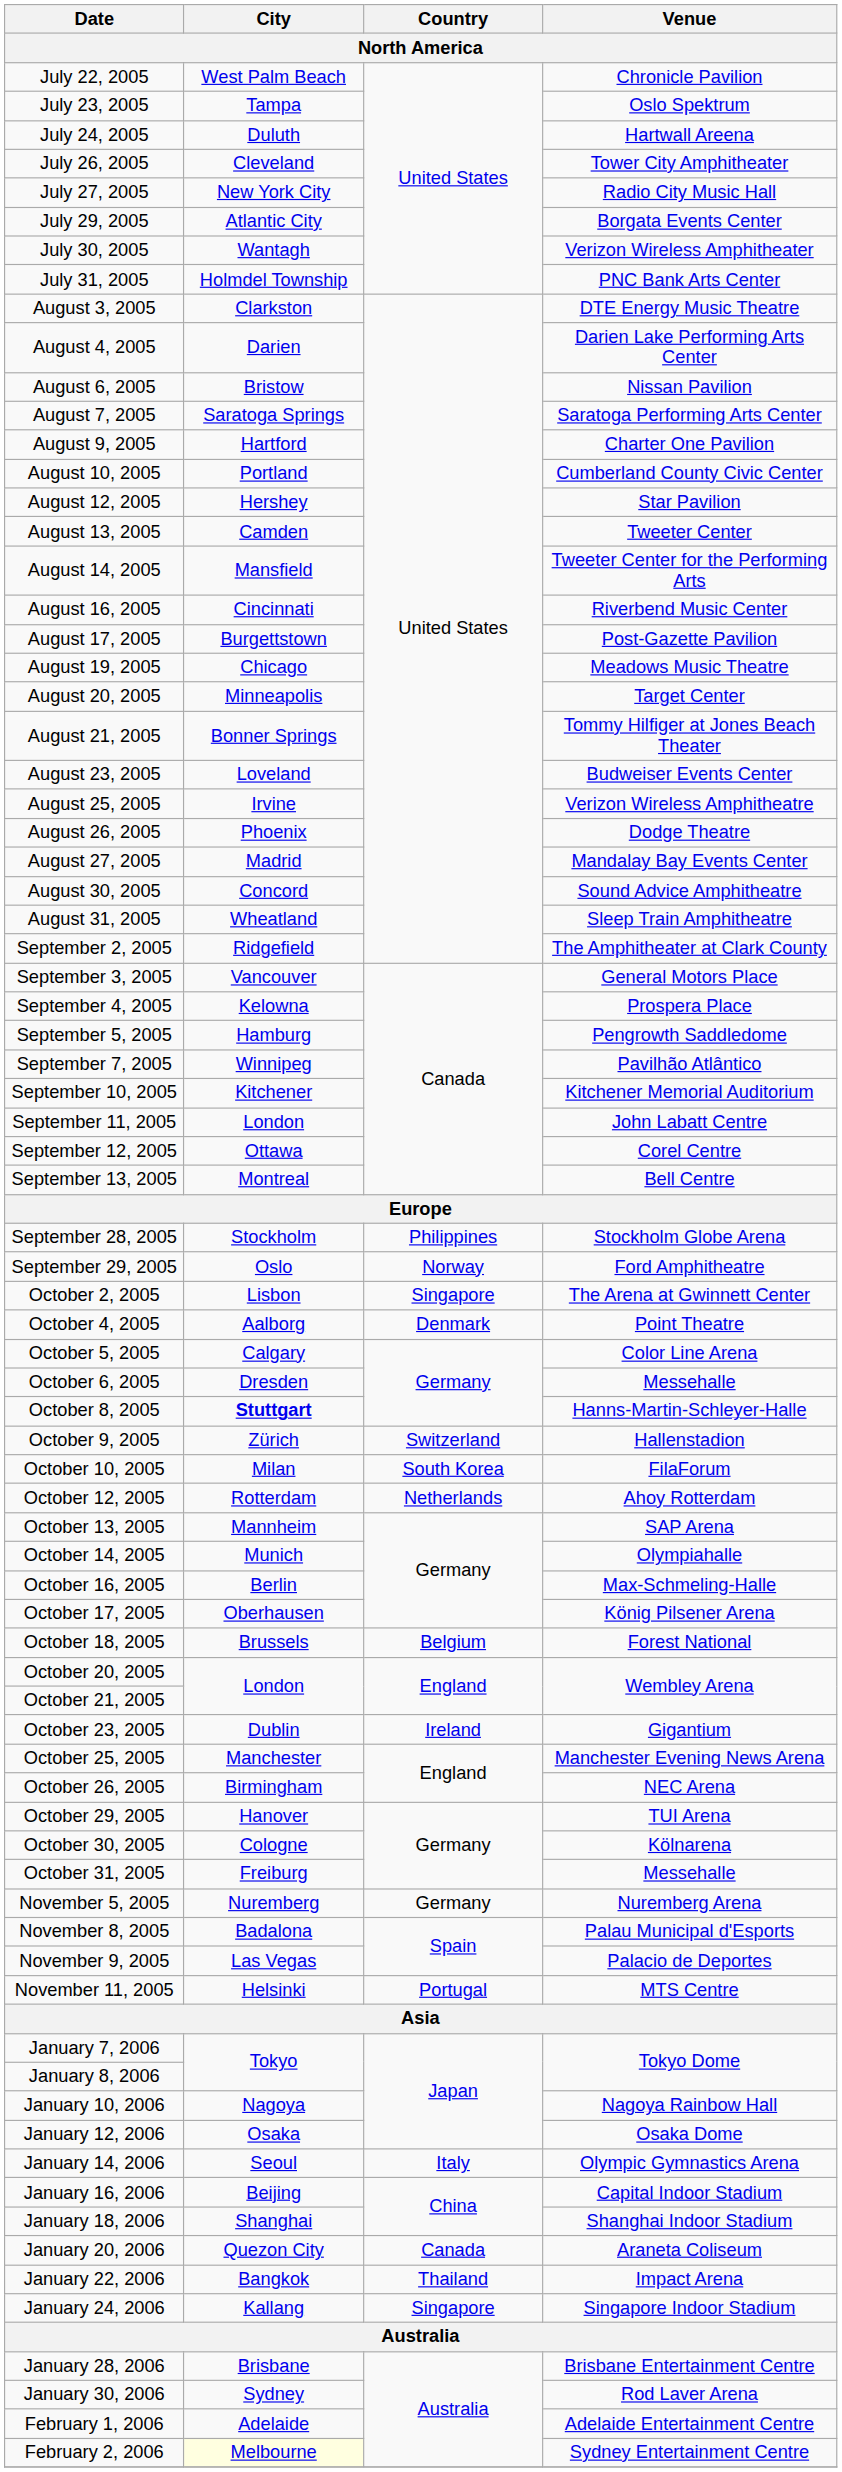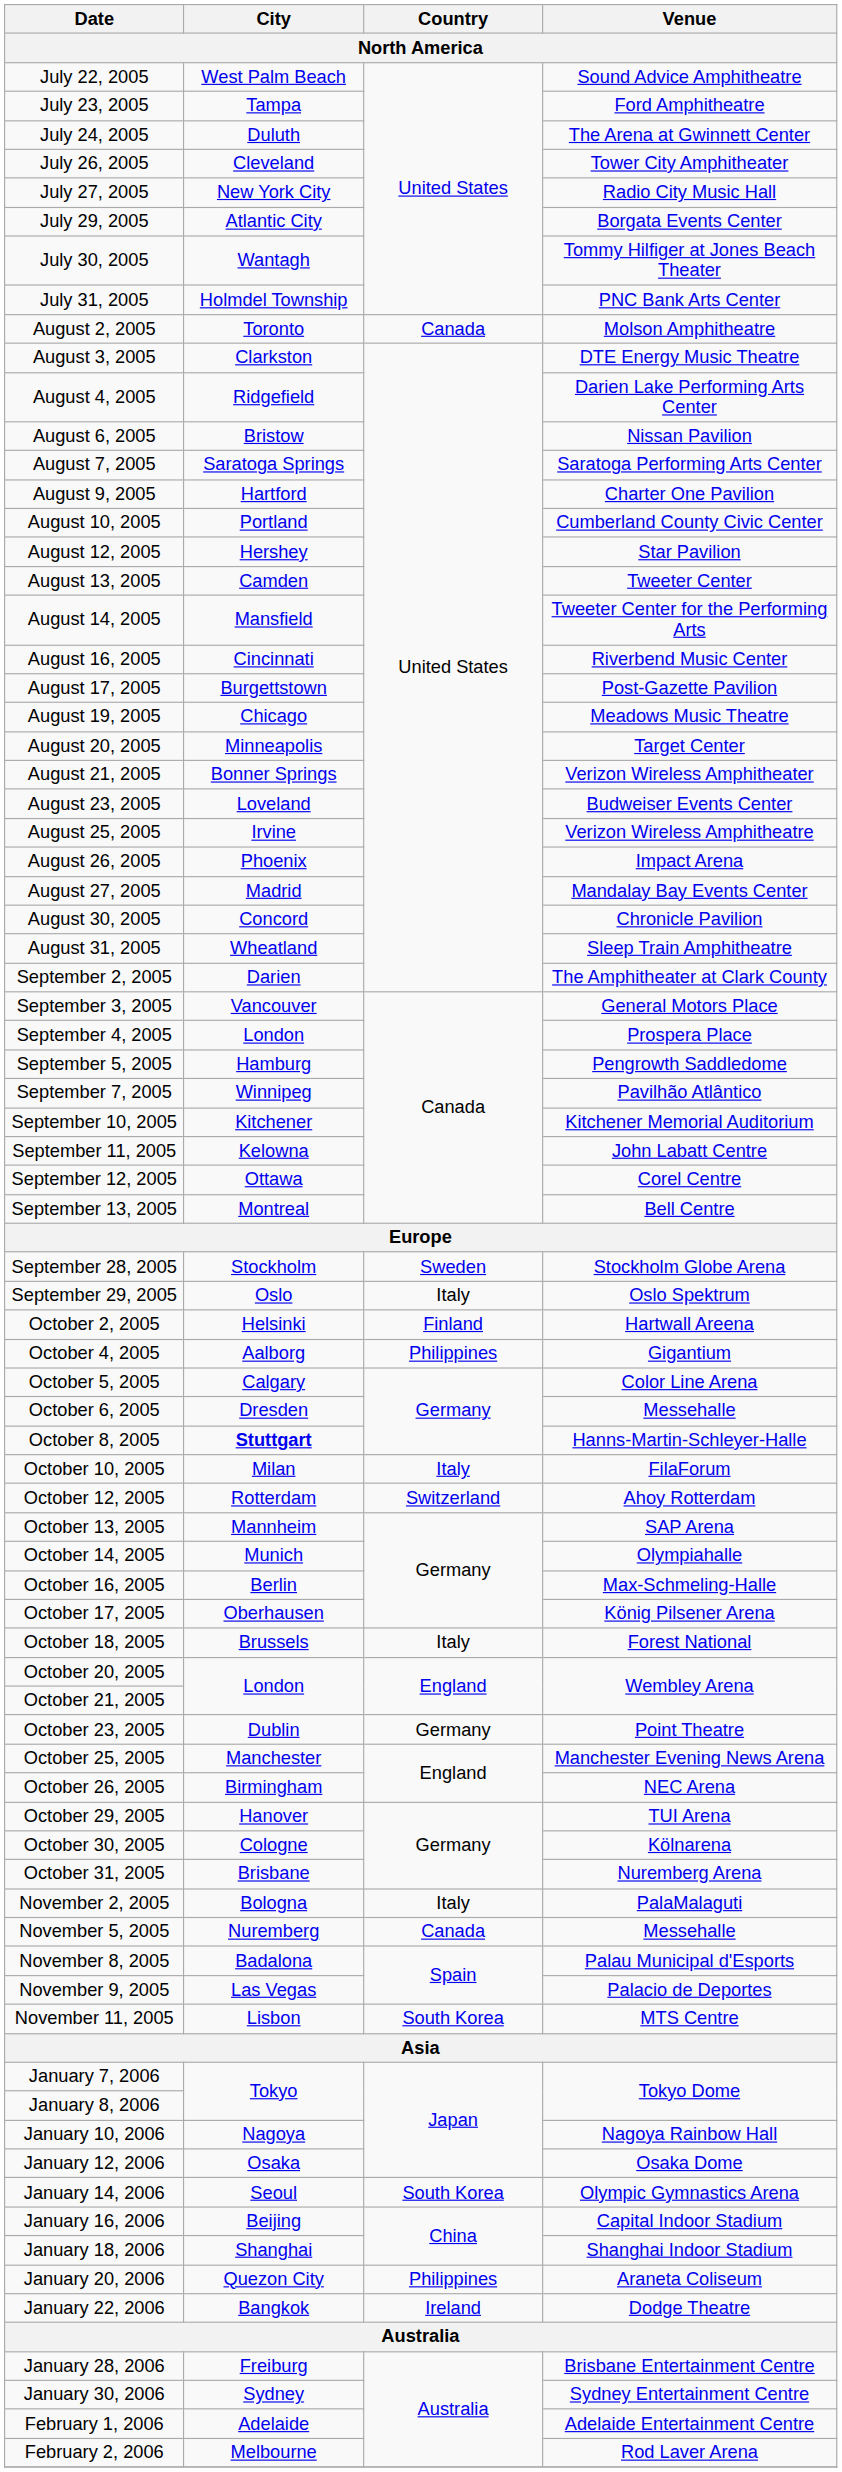(689, 76) Chronicle Pavilion -> (689, 76) Sound Advice Amphitheatre
(689, 105) Oslo Spektrum -> (689, 105) Ford Amphitheatre
(689, 134) Hartwall Areena -> (689, 134) The Arena at Gwinnett Center
(689, 250) Verizon Wireless Amphitheater -> (689, 260) Tommy Hilfiger at Jones Beach Theater
+ row: (94, 328)
(274, 347) Darien -> (274, 396) Ridgefield
(689, 735) Tommy Hilfiger at Jones Beach Theater -> (689, 774) Verizon Wireless Amphitheater
(689, 832) Dodge Theatre -> (689, 861) Impact Arena
(689, 890) Sound Advice Amphitheatre -> (689, 919) Chronicle Pavilion
(274, 948) Ridgefield -> (274, 977) Darien
(274, 1006) Kelowna -> (274, 1035) London
(274, 1121) London -> (274, 1150) Kelowna
(453, 1237) Philippines -> (453, 1266) Sweden
(453, 1266) Norway -> (453, 1295) Italy
(689, 1266) Ford Amphitheatre -> (689, 1295) Oslo Spektrum
(274, 1295) Lisbon -> (274, 1324) Helsinki
(453, 1295) Singapore -> (453, 1324) Finland
(689, 1295) The Arena at Gwinnett Center -> (689, 1324) Hartwall Areena
(453, 1324) Denmark -> (453, 1353) Philippines
(689, 1324) Point Theatre -> (689, 1353) Gigantium
- row: (94, 1440)
(453, 1469) South Korea -> (453, 1469) Italy
(453, 1497) Netherlands -> (453, 1497) Switzerland
(453, 1642) Belgium -> (453, 1642) Italy
(453, 1729) Ireland -> (453, 1729) Germany
(689, 1729) Gigantium -> (689, 1729) Point Theatre
(274, 1874) Freiburg -> (274, 1874) Brisbane
(689, 1874) Messehalle -> (689, 1874) Nuremberg Arena
+ row: (94, 1902)
(453, 1902) Germany -> (453, 1931) Canada
(689, 1902) Nuremberg Arena -> (689, 1931) Messehalle
(274, 1989) Helsinki -> (274, 2018) Lisbon
(453, 1989) Portugal -> (453, 2018) South Korea
(453, 2163) Italy -> (453, 2192) South Korea
(453, 2250) Canada -> (453, 2279) Philippines
(453, 2279) Thailand -> (453, 2307) Ireland
(689, 2279) Impact Arena -> (689, 2307) Dodge Theatre
- row: (94, 2307)
(274, 2365) Brisbane -> (274, 2365) Freiburg
(689, 2394) Rod Laver Arena -> (689, 2394) Sydney Entertainment Centre
(274, 2452) lightyellow background -> (274, 2452) no background
(689, 2452) Sydney Entertainment Centre -> (689, 2452) Rod Laver Arena
